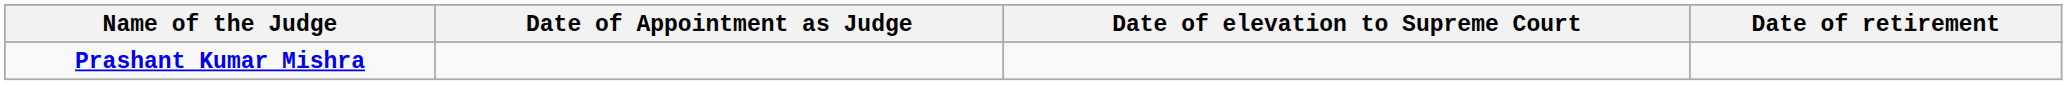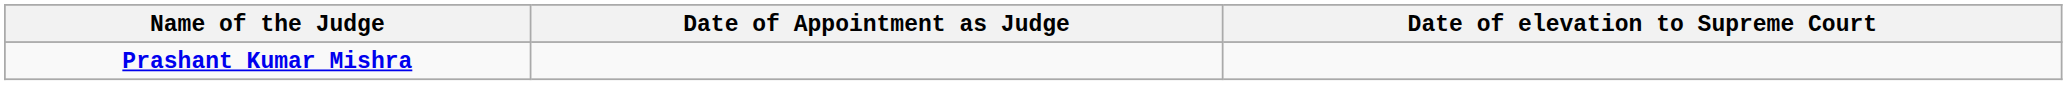- column: (1876, 24)
